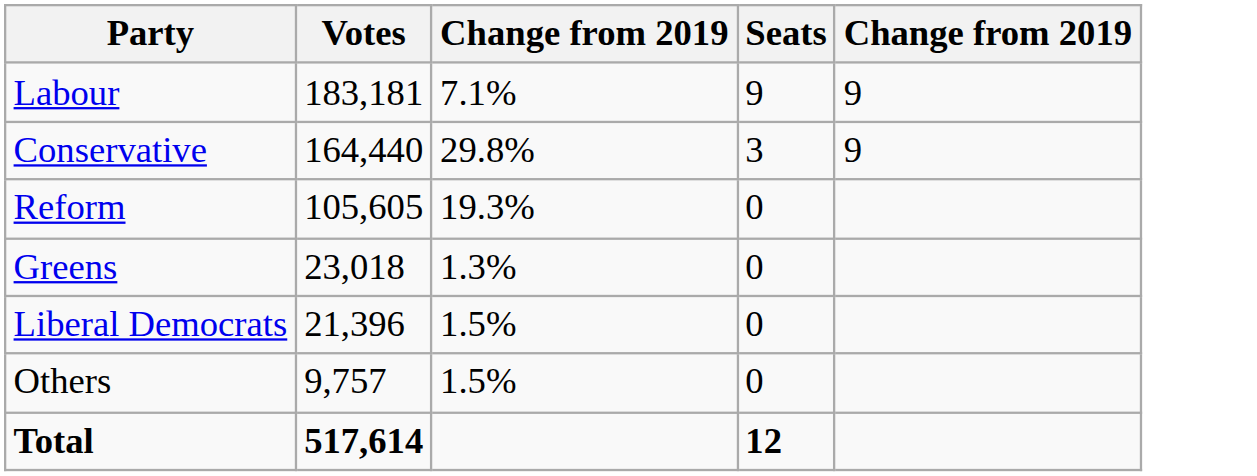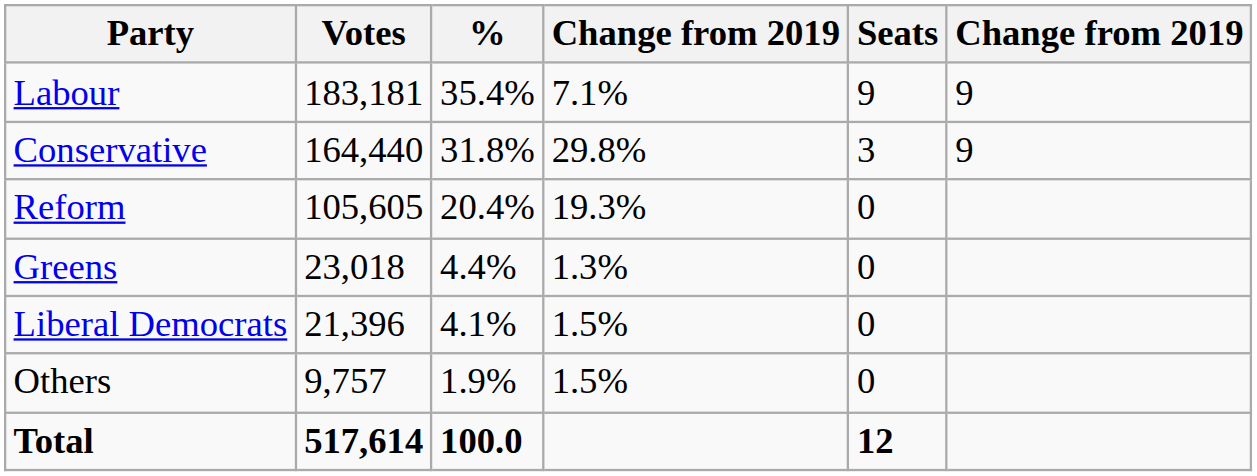+ column: (487, 33)
